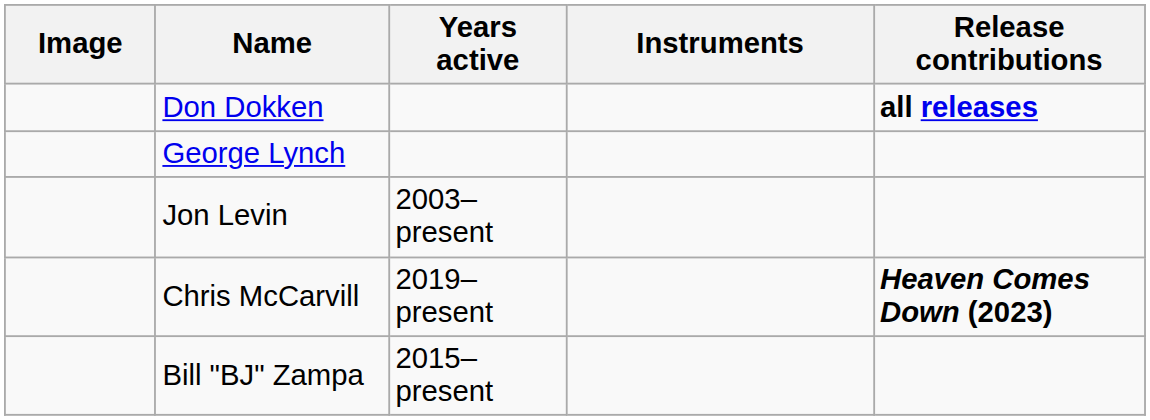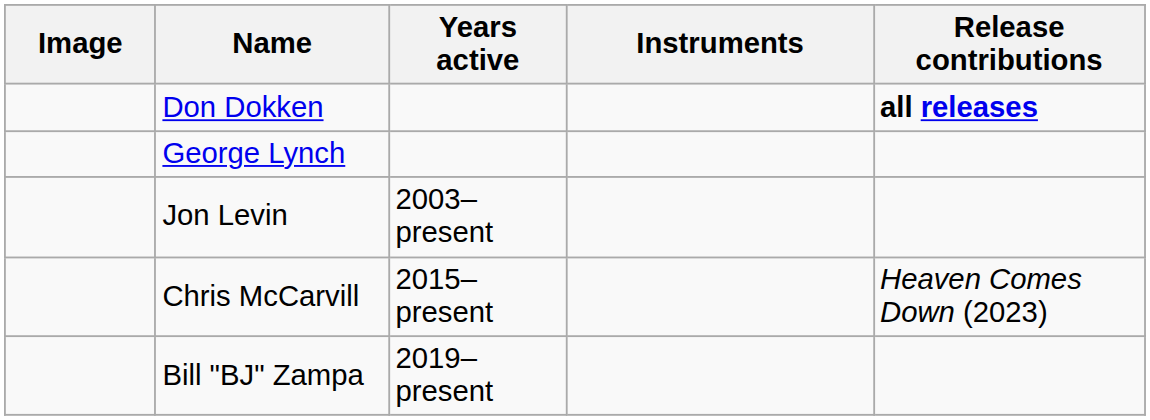(444, 295) 2019–present -> (444, 295) 2015–present
(985, 295) bold -> (981, 295) normal
(444, 375) 2015–present -> (444, 375) 2019–present
